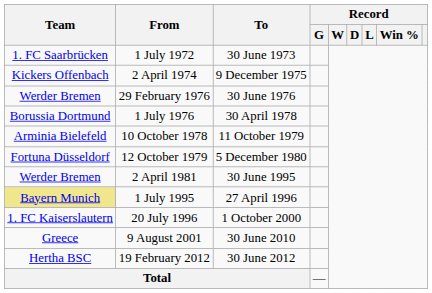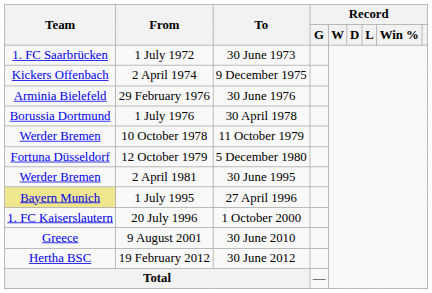(60, 95) Werder Bremen -> (60, 95) Arminia Bielefeld
(60, 136) Arminia Bielefeld -> (60, 136) Werder Bremen
